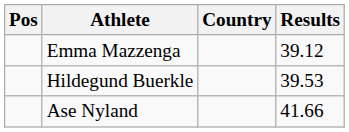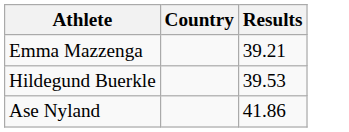- column: (23, 19)
(302, 50) 39.12 -> (264, 50) 39.21
(302, 111) 41.66 -> (264, 111) 41.86
